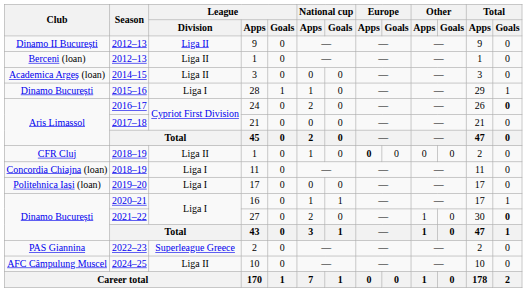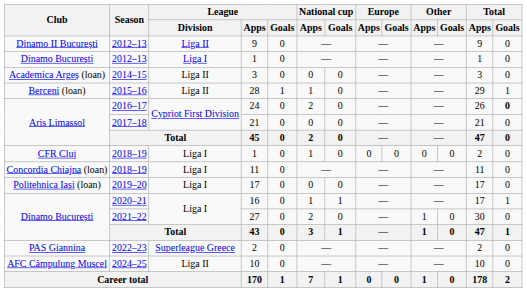(57, 59) Berceni (loan) -> (57, 59) Dinamo București
(195, 59) Liga II -> (195, 59) Liga I
(57, 91) Dinamo București -> (57, 91) Berceni (loan)
(195, 91) Liga I -> (195, 91) Liga II
(195, 153) Liga II -> (195, 153) Liga I
(369, 153) bold -> (369, 153) normal
(508, 216) bold -> (508, 216) normal
